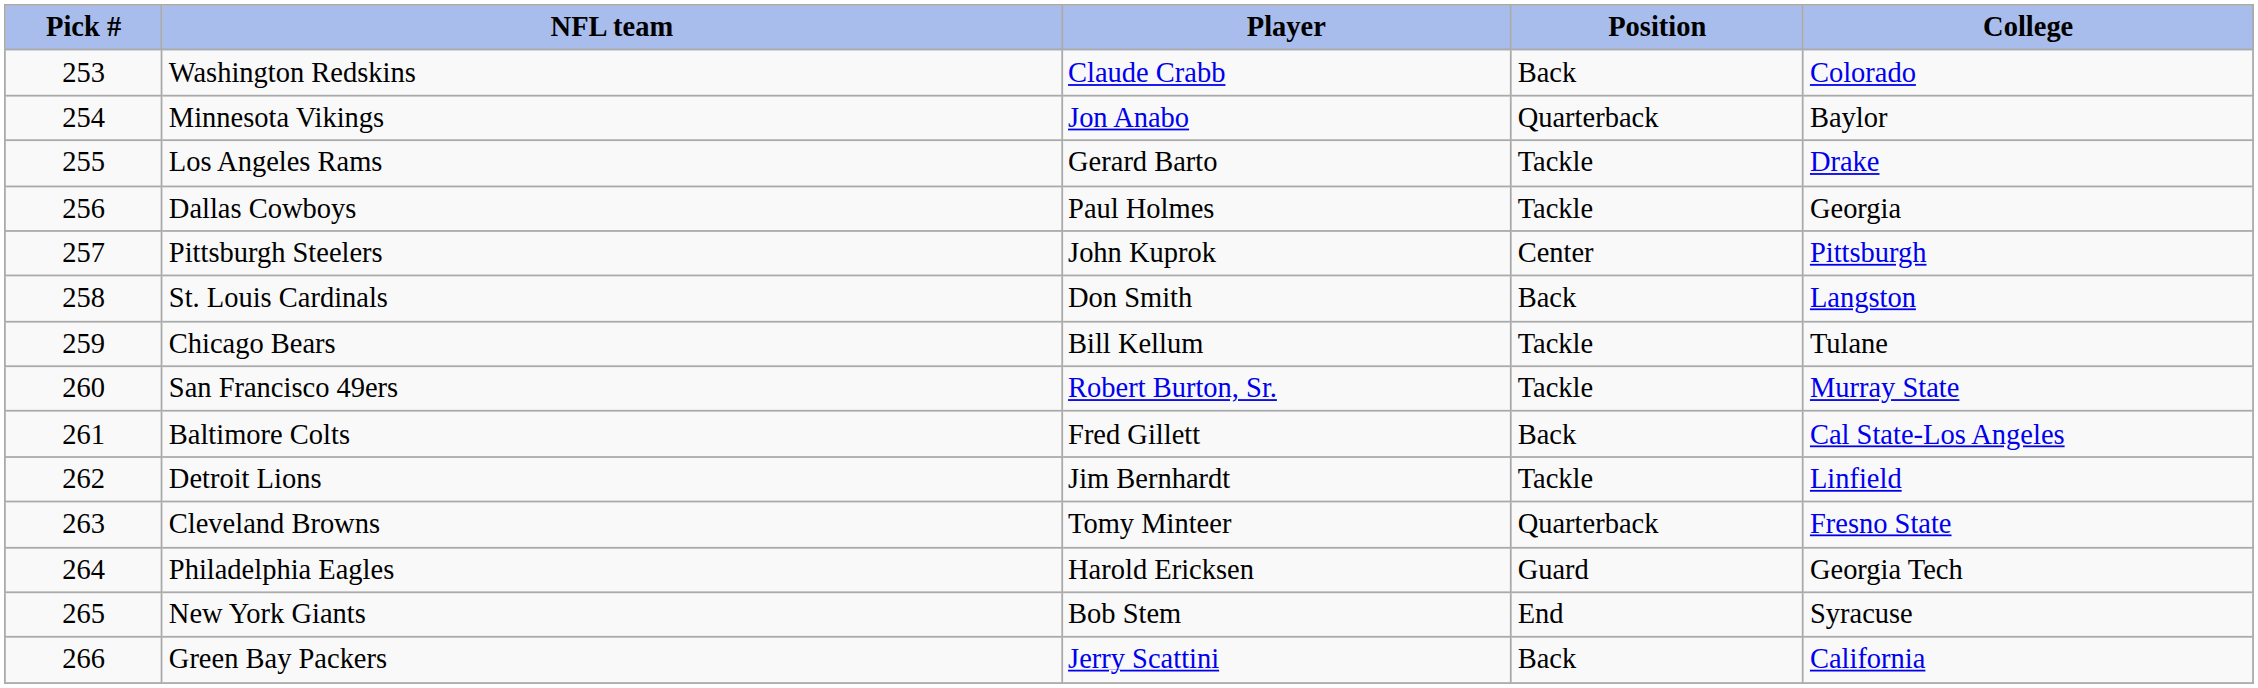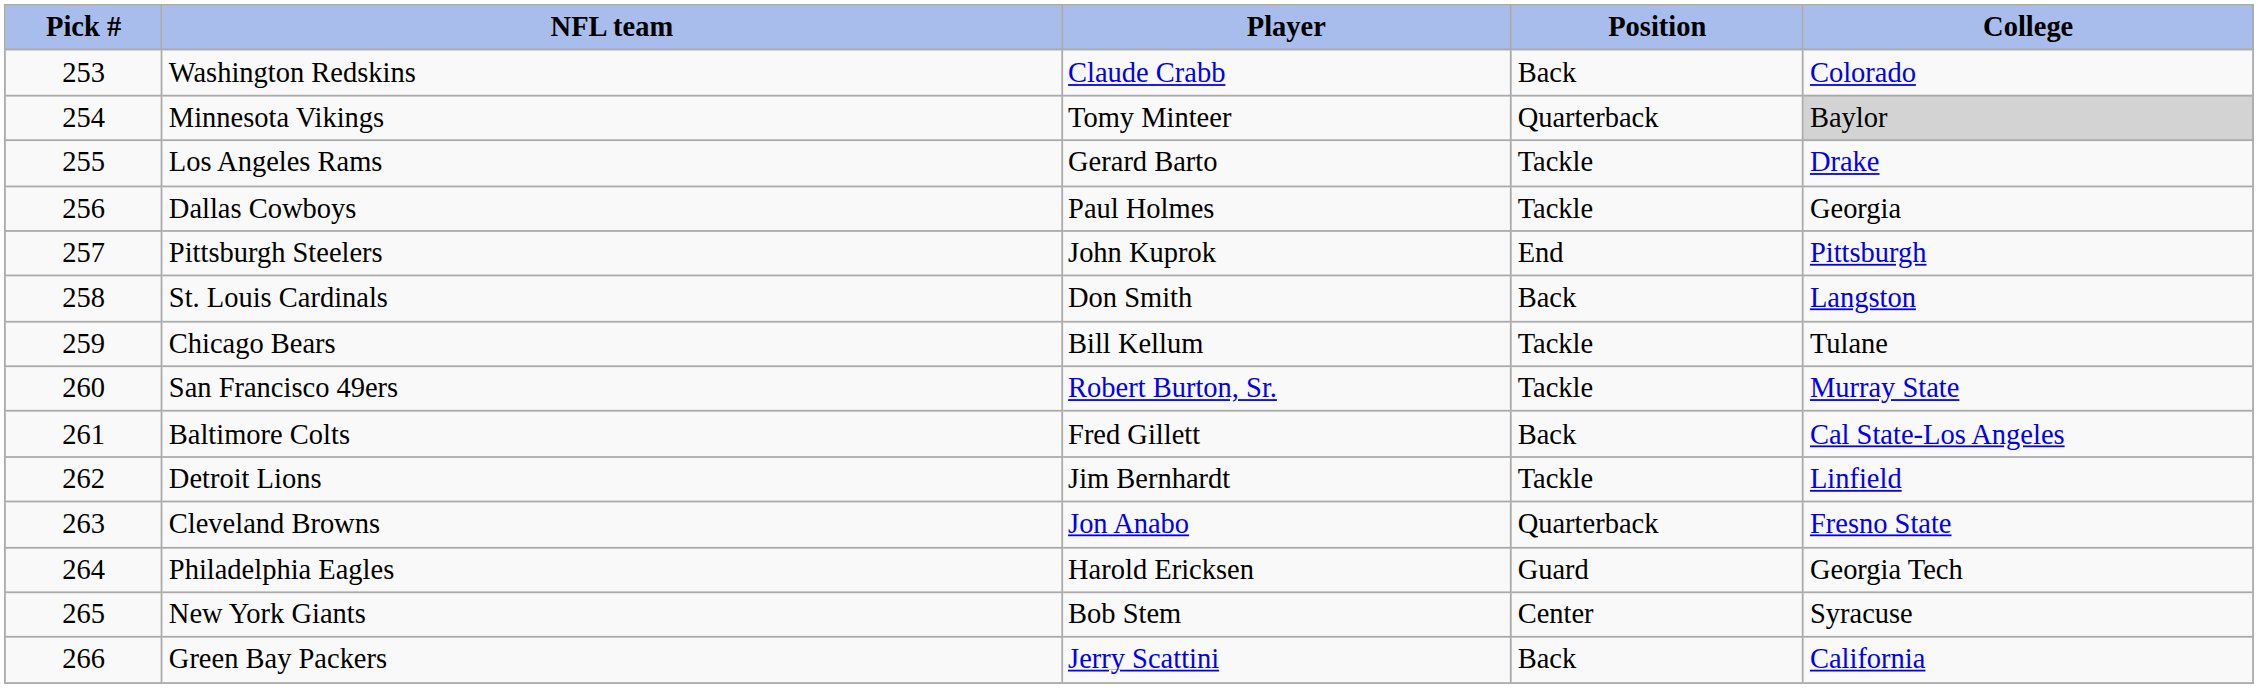(1129, 117) Jon Anabo -> (1150, 117) Tomy Minteer
(1849, 117) no background -> (1849, 117) lightgrey background
(1556, 252) Center -> (1541, 252) End
(1150, 523) Tomy Minteer -> (1129, 523) Jon Anabo
(1541, 614) End -> (1556, 614) Center
